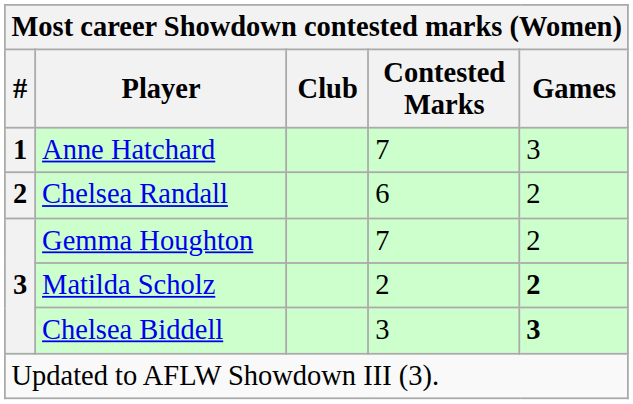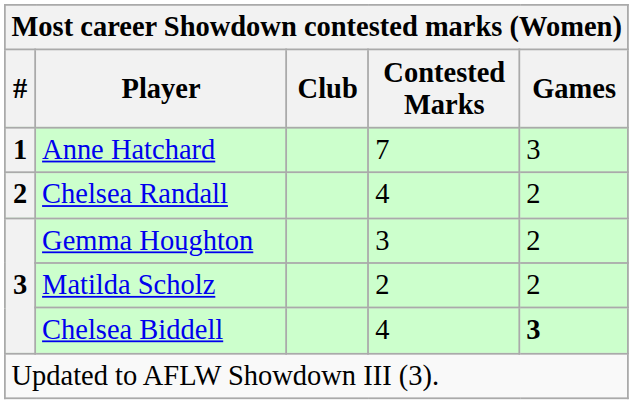(382, 194) 6 -> (382, 194) 4
(382, 239) 7 -> (382, 239) 3
(533, 284) bold -> (533, 284) normal
(382, 330) 3 -> (382, 330) 4
